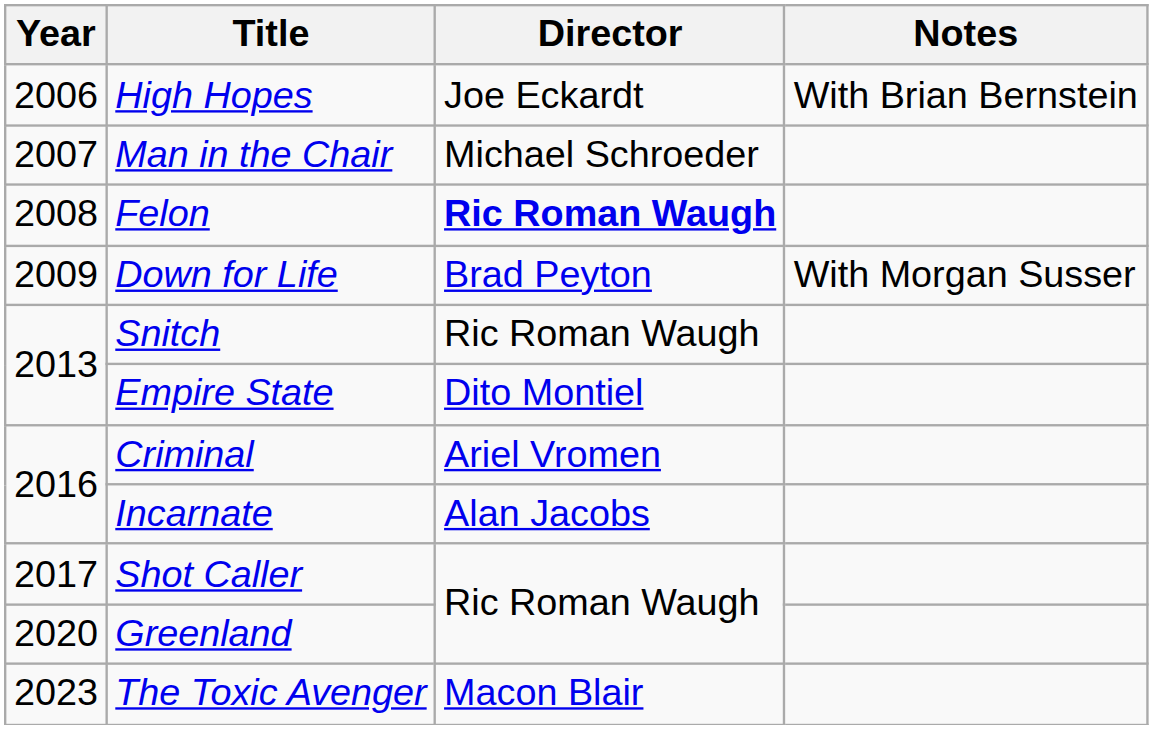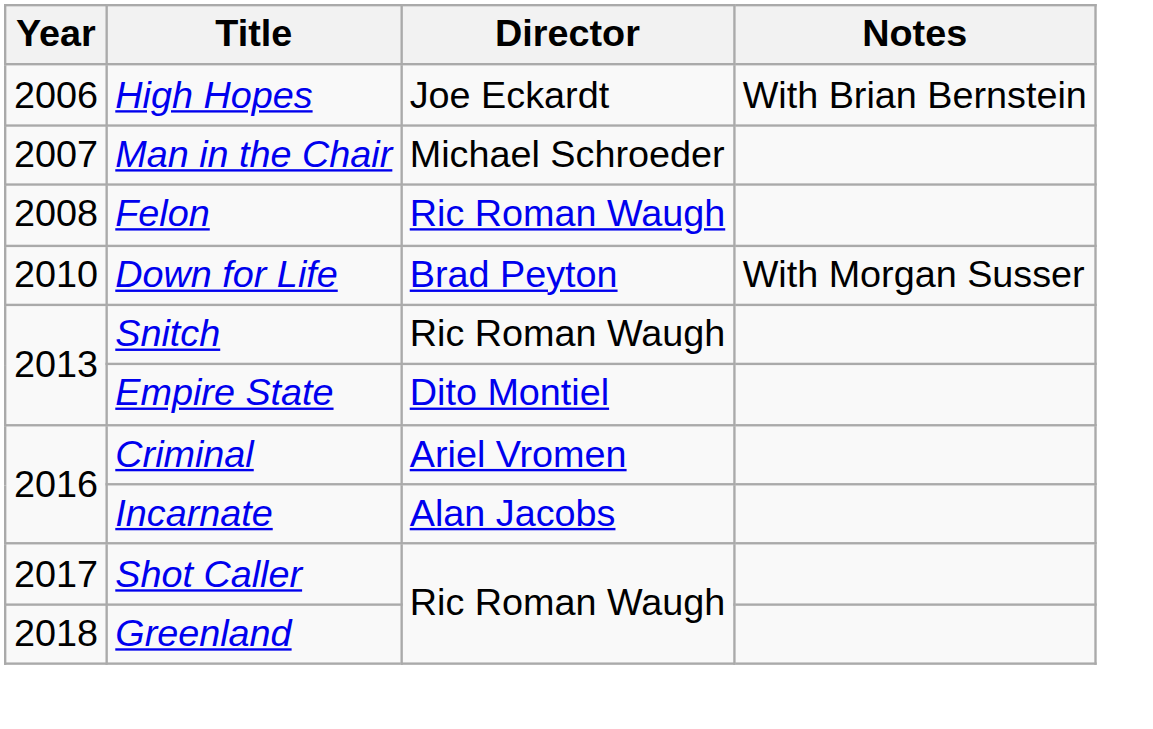(610, 214) bold -> (567, 214) normal
(56, 273) 2009 -> (56, 273) 2010
(56, 633) 2020 -> (56, 633) 2018
- row: (271, 693)
